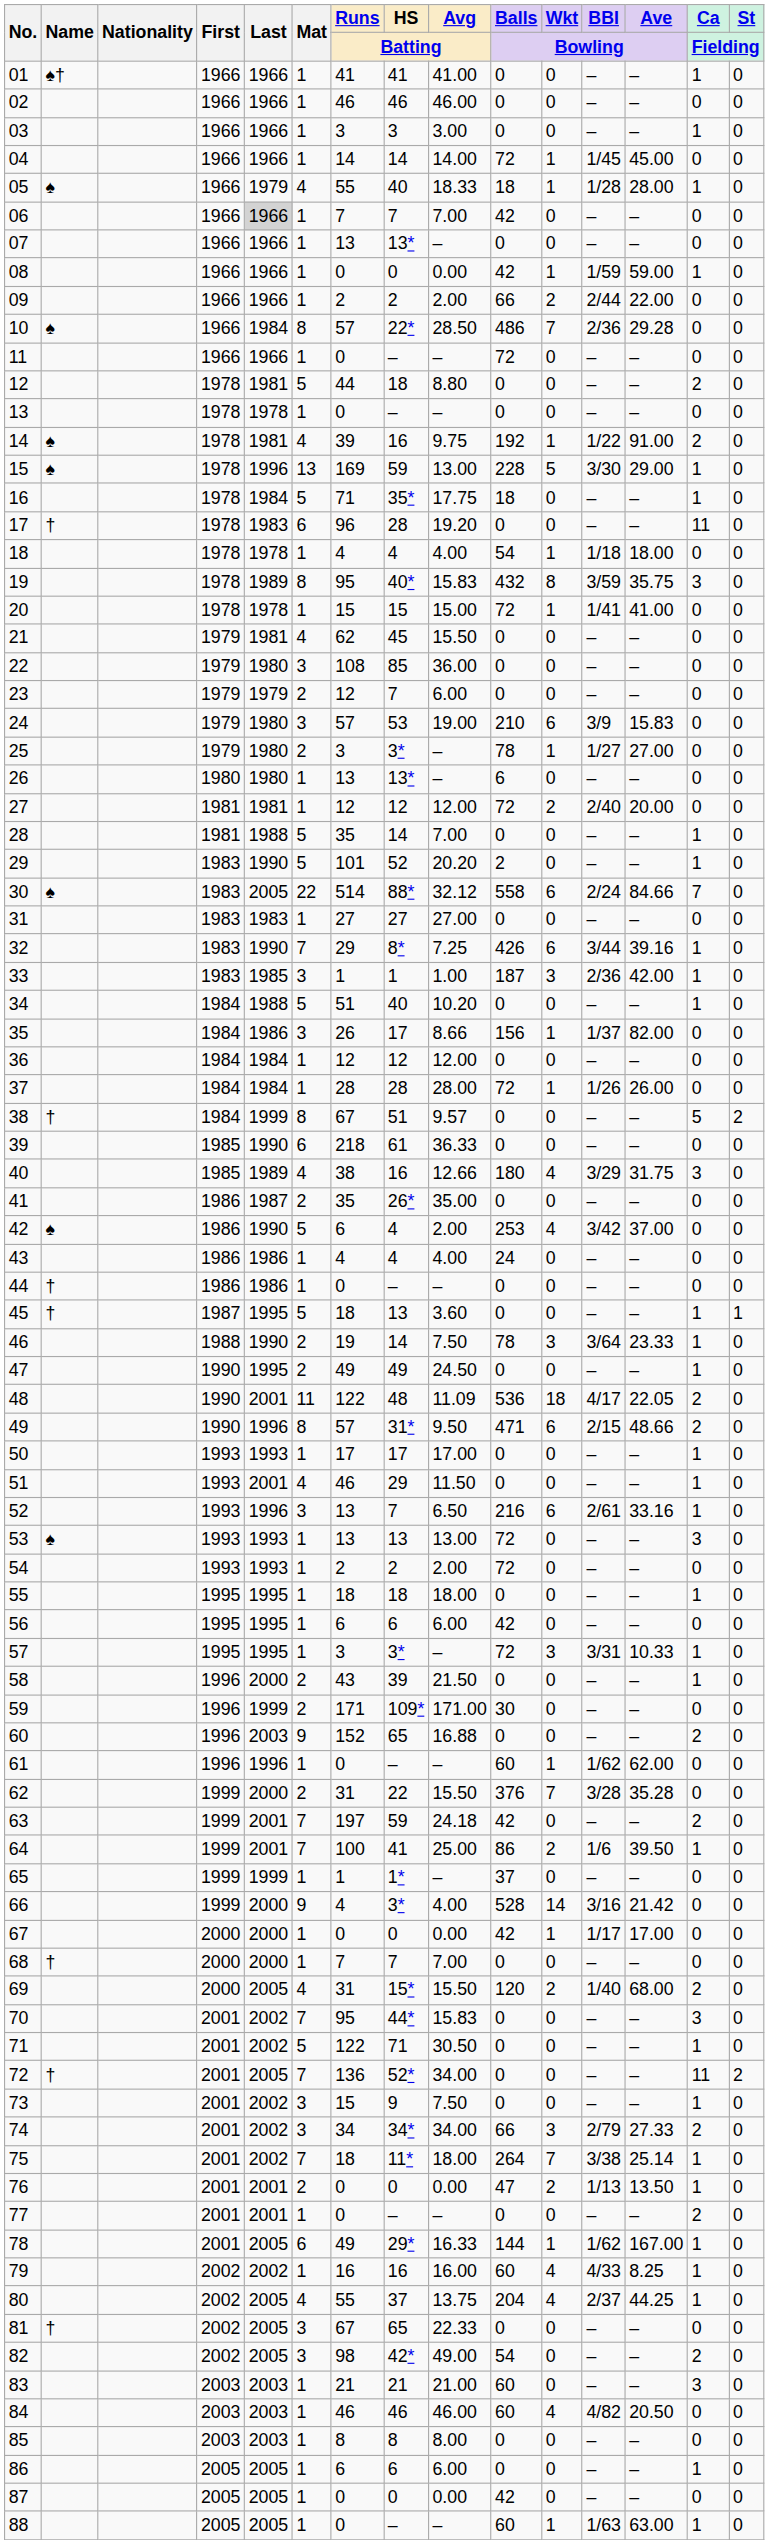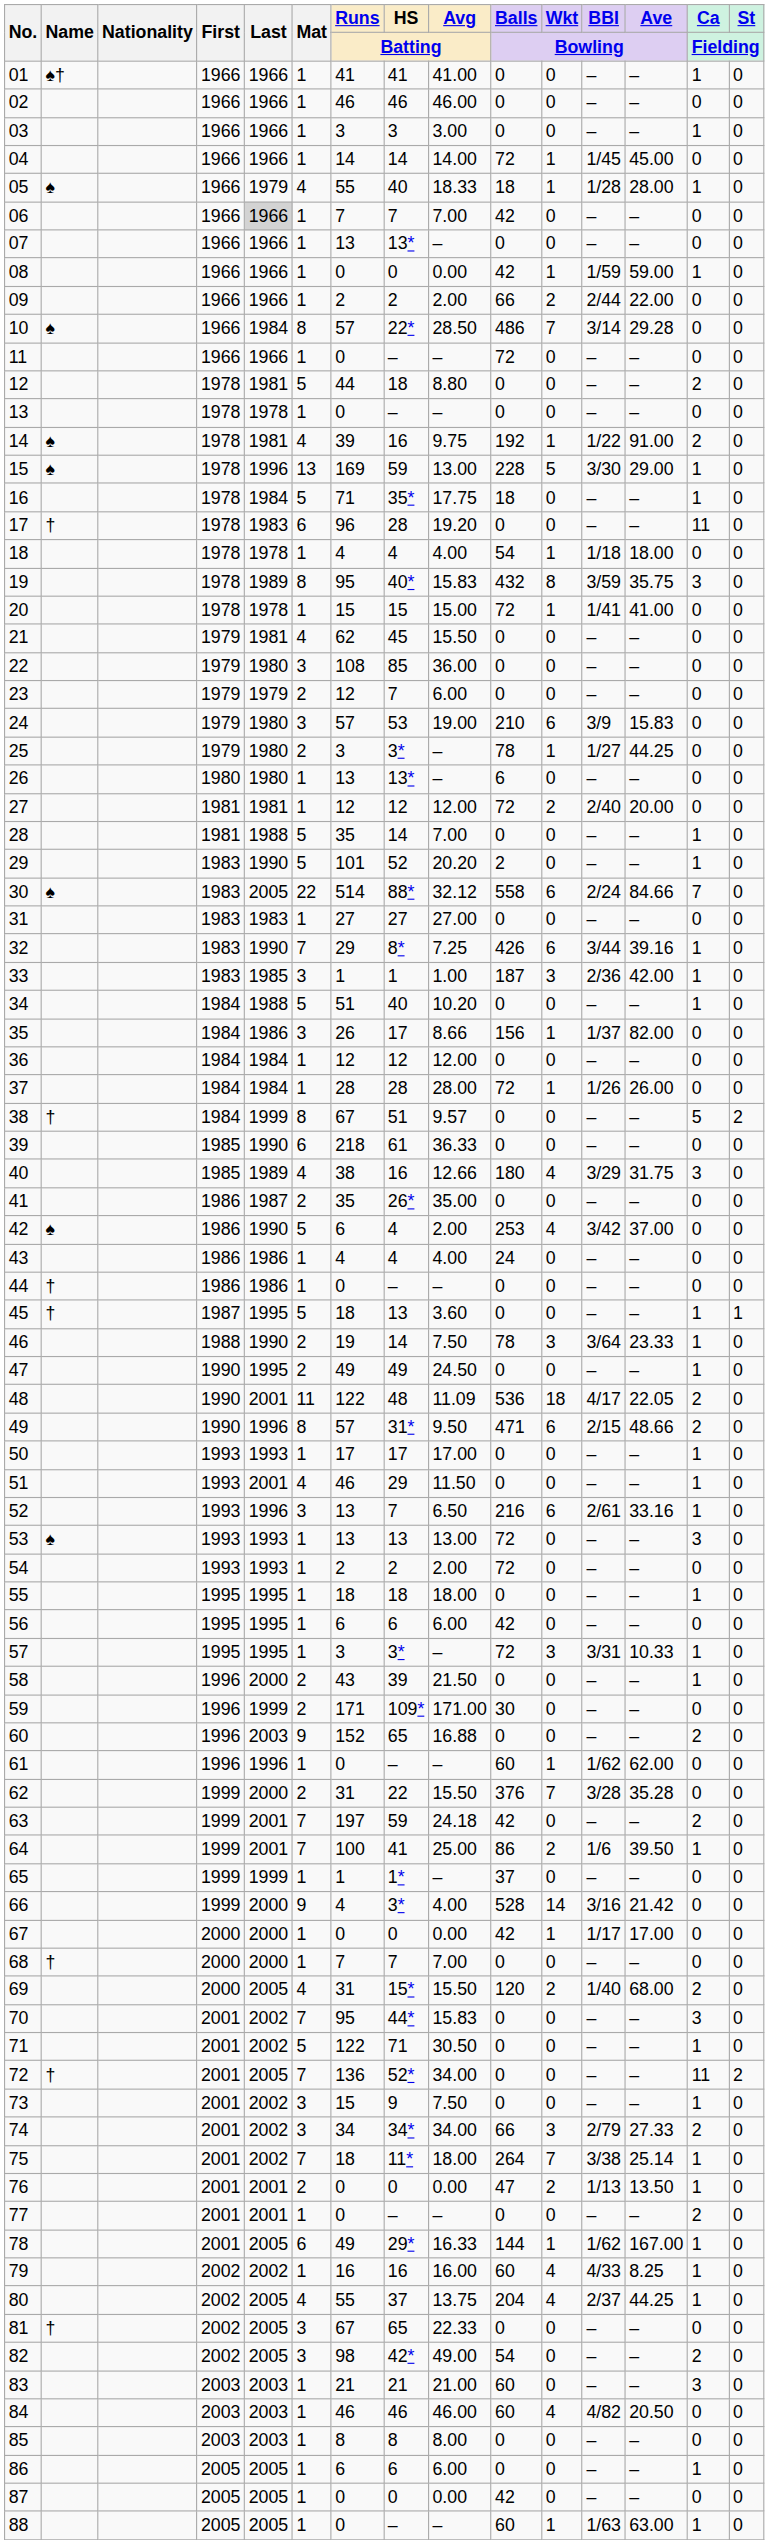(604, 328) 2/36 -> (604, 328) 3/14
(651, 750) 27.00 -> (651, 750) 44.25
